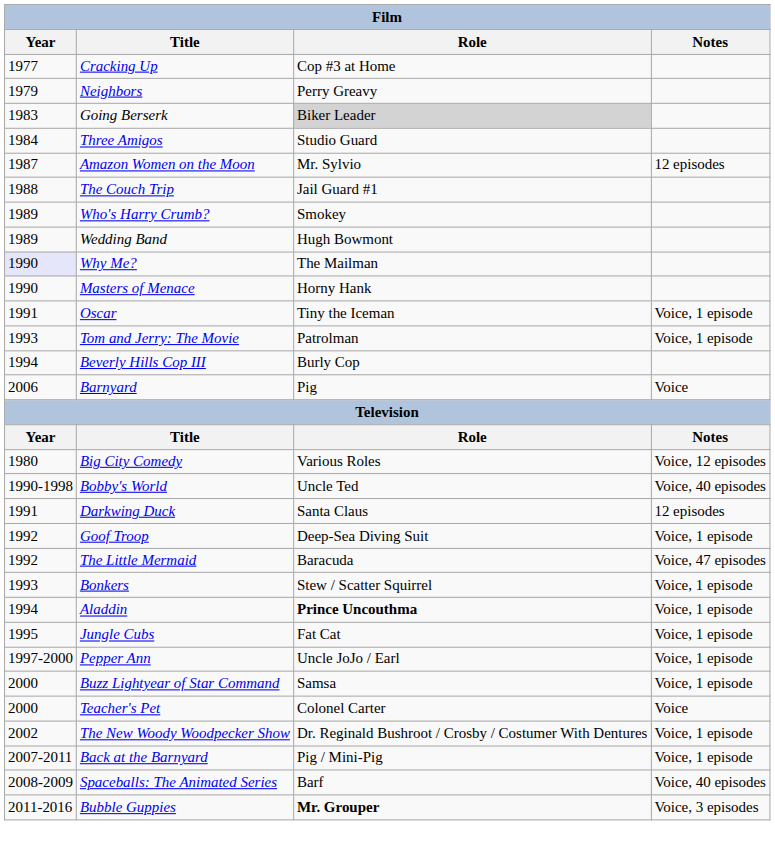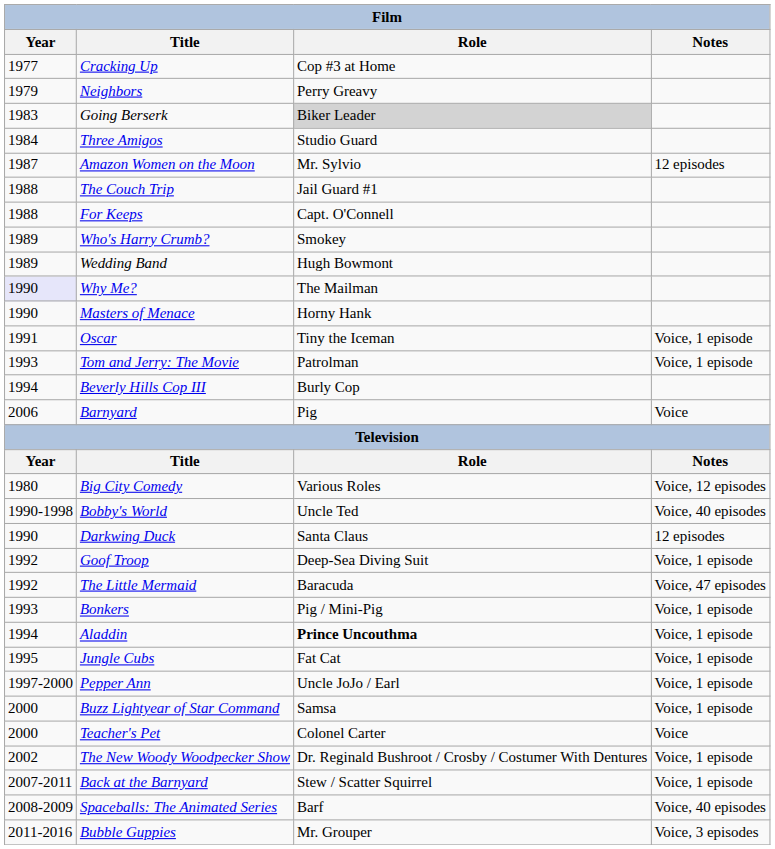+ row: (111, 214)
(23, 511) 1991 -> (23, 535) 1990
(365, 585) Stew / Scatter Squirrel -> (340, 610) Pig / Mini-Pig
(340, 758) Pig / Mini-Pig -> (365, 782) Stew / Scatter Squirrel
(338, 807) bold -> (334, 832) normal
